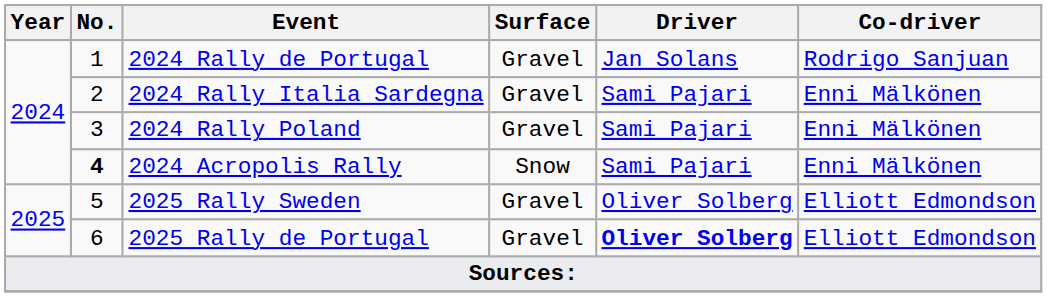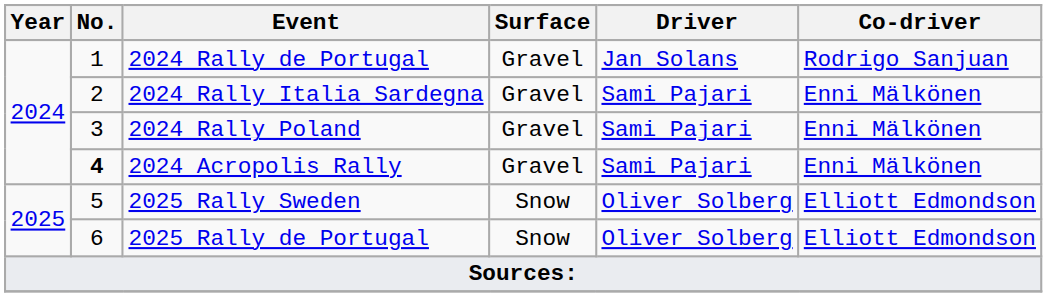(543, 166) Snow -> (543, 166) Gravel
(543, 202) Gravel -> (543, 202) Snow
(543, 238) Gravel -> (543, 238) Snow
(697, 238) bold -> (697, 238) normal
